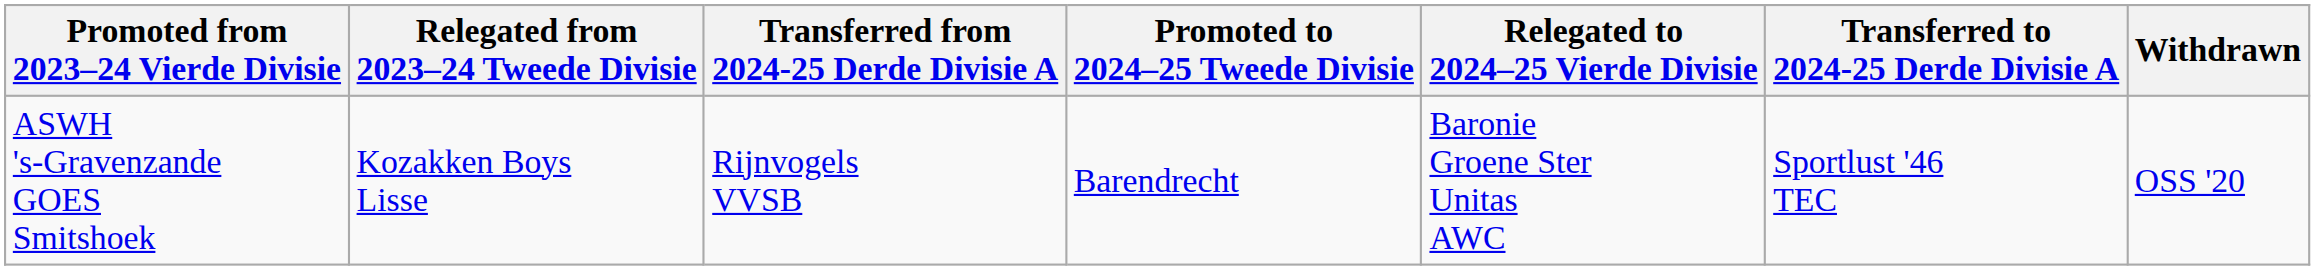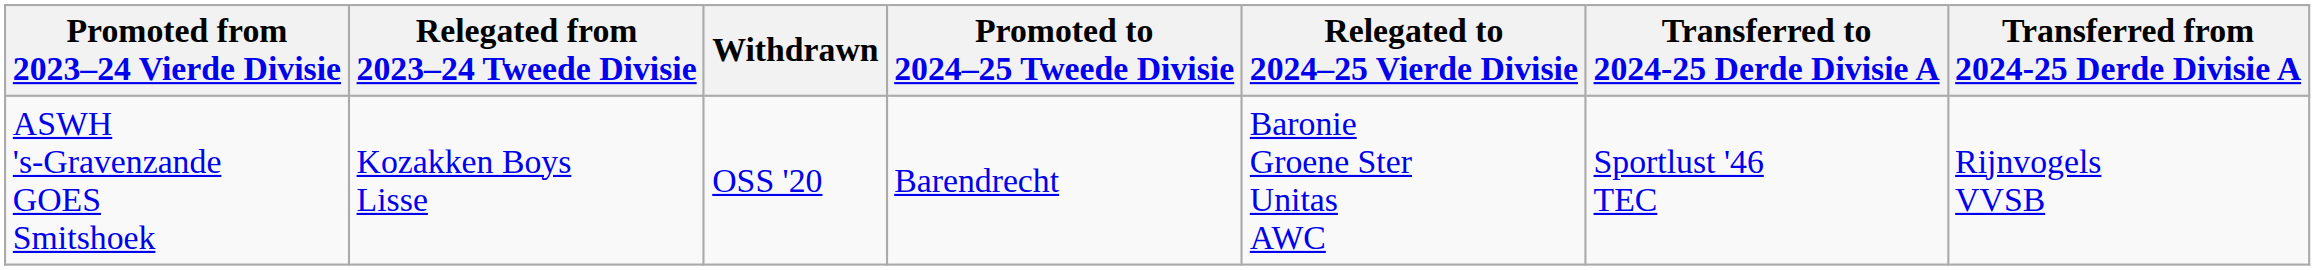columns swapped: (885, 50) <-> (2218, 50)
